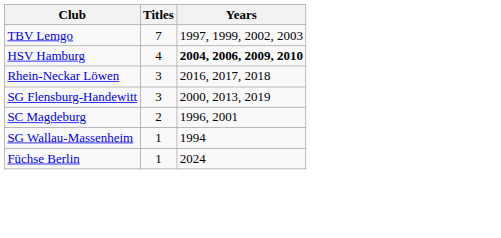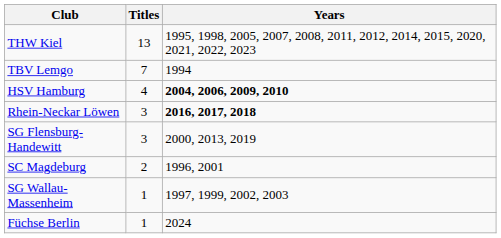+ row: (35, 42)
(241, 35) 1997, 1999, 2002, 2003 -> (178, 70) 1994
(225, 76) normal -> (211, 111) bold
(193, 138) 1994 -> (227, 195) 1997, 1999, 2002, 2003
